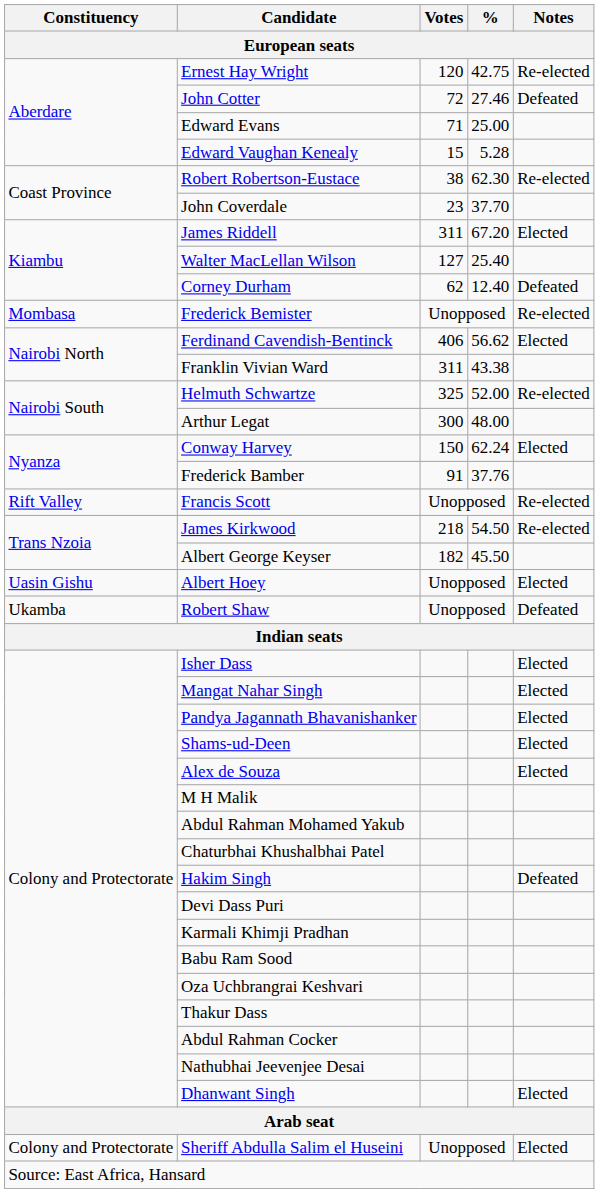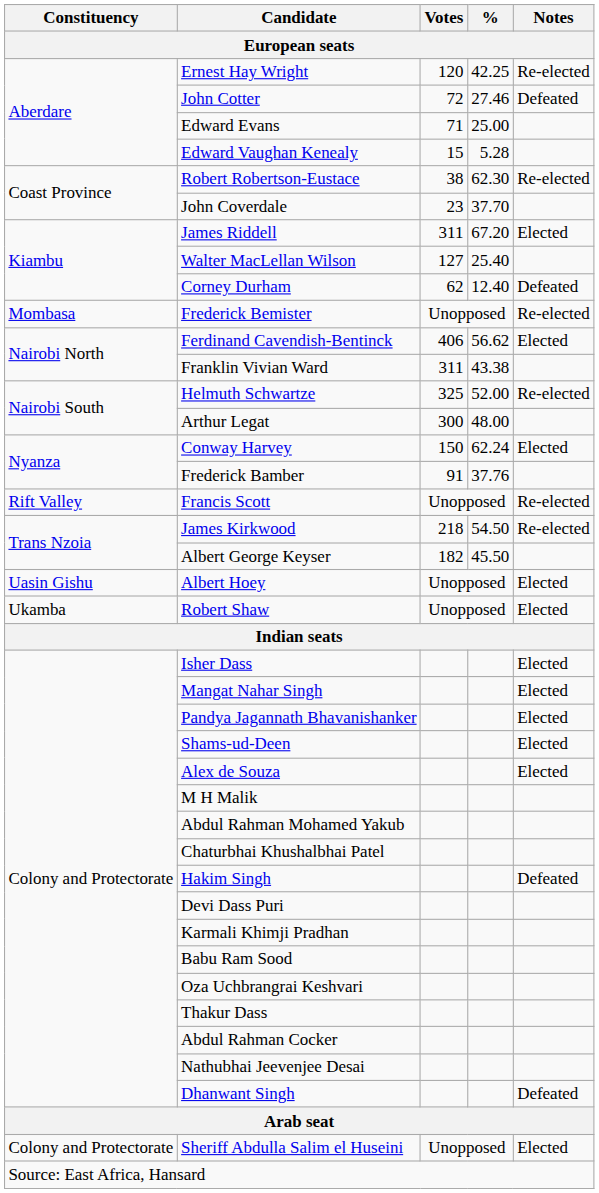(490, 71) 42.75 -> (490, 71) 42.25
(548, 609) Defeated -> (543, 609) Elected
(543, 1093) Elected -> (548, 1093) Defeated
